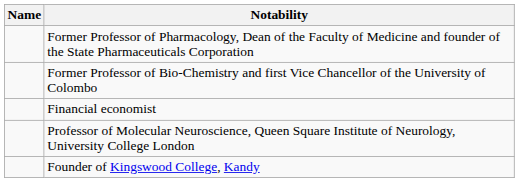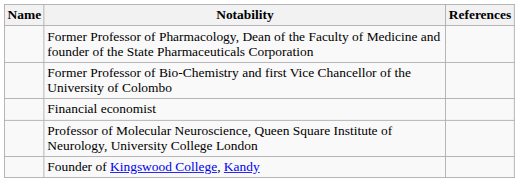+ column: (480, 15)
